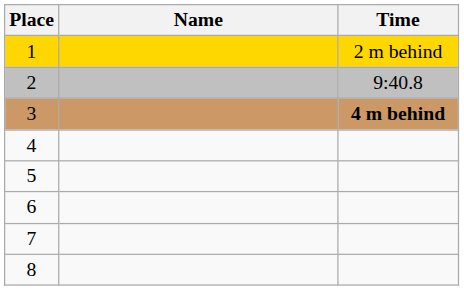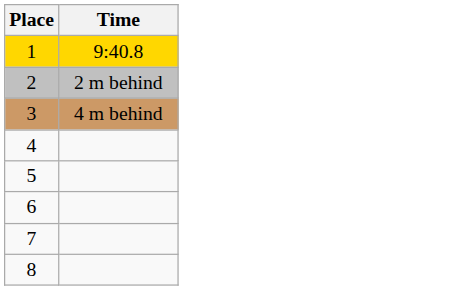- column: (198, 20)
(398, 51) 2 m behind -> (118, 51) 9:40.8
(398, 82) 9:40.8 -> (118, 82) 2 m behind
(398, 113) bold -> (118, 113) normal
